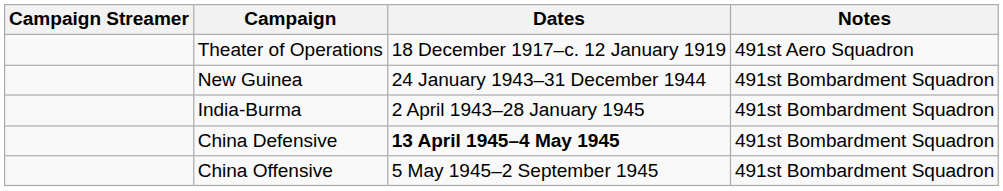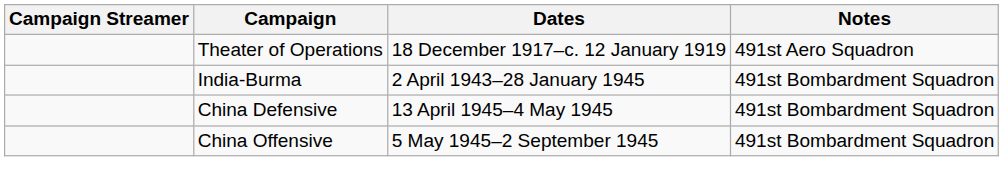- row: (250, 79)
(506, 140) bold -> (502, 110) normal
